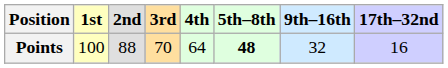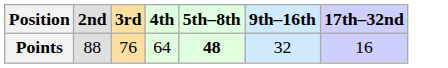- column: (91, 18)
(163, 47) 70 -> (128, 47) 76
